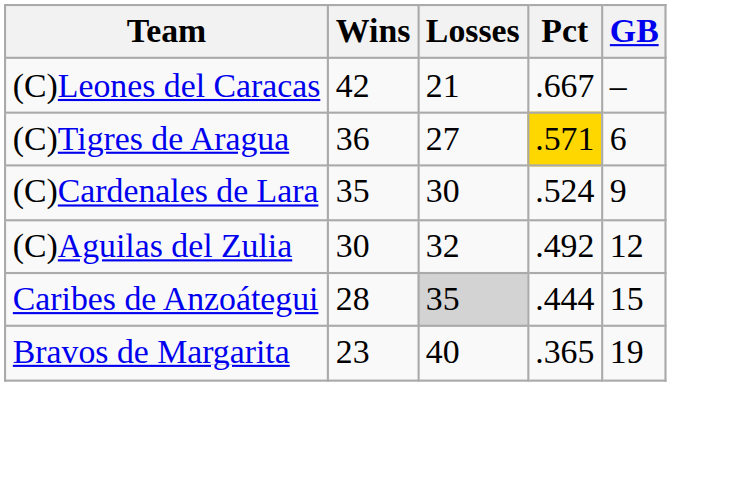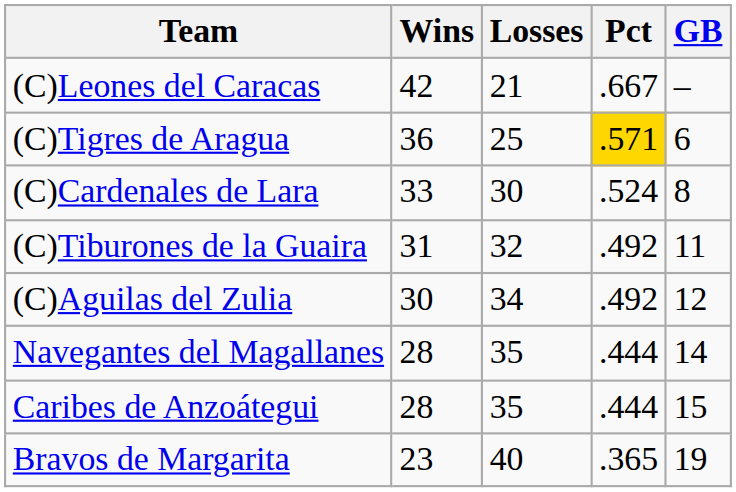(443, 138) 27 -> (507, 138) 25
(353, 191) 35 -> (417, 191) 33
(618, 191) 9 -> (682, 191) 8
+ row: (190, 245)
(443, 245) 32 -> (507, 298) 34
+ row: (198, 352)
(443, 298) lightgrey background -> (507, 406) no background
